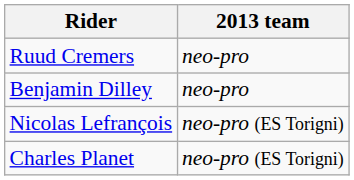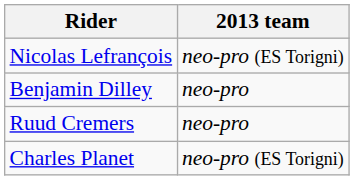rows swapped: (72, 55) <-> (91, 123)
